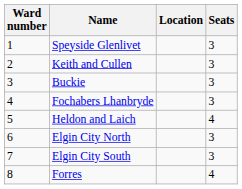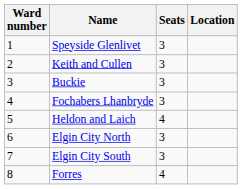columns swapped: (181, 20) <-> (221, 20)
